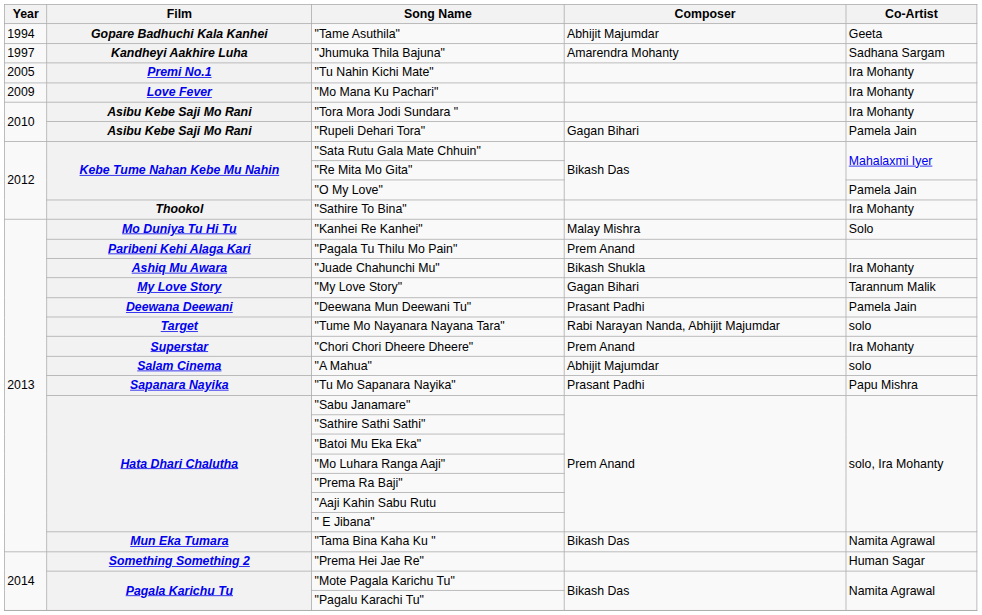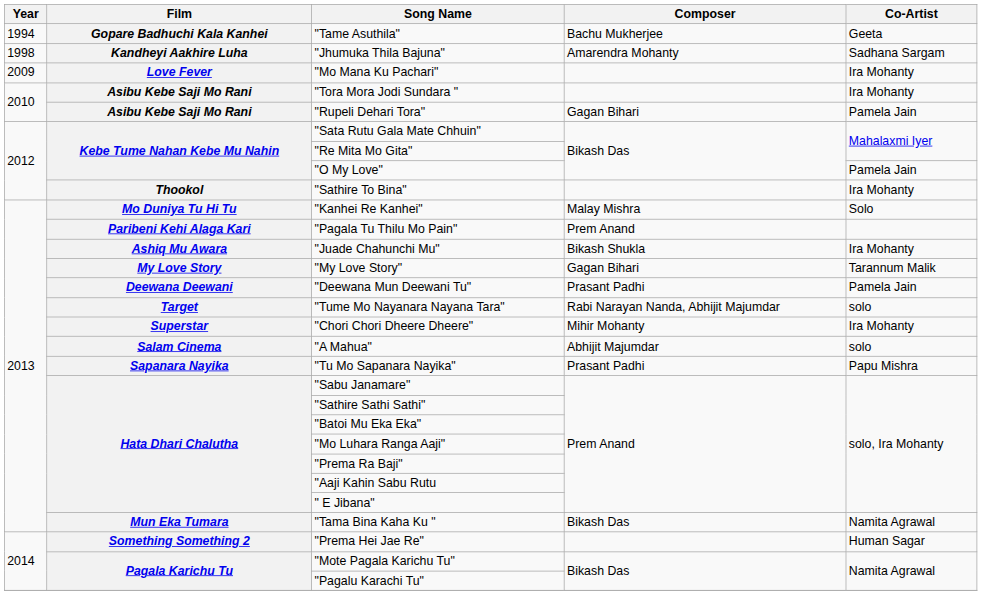(613, 33) Abhijit Majumdar -> (615, 33) Bachu Mukherjee
(21, 53) 1997 -> (21, 53) 1998
- row: (374, 72)
(601, 346) Prem Anand -> (606, 326) Mihir Mohanty
